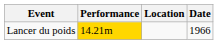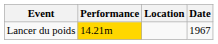(200, 31) 1966 -> (200, 31) 1967
